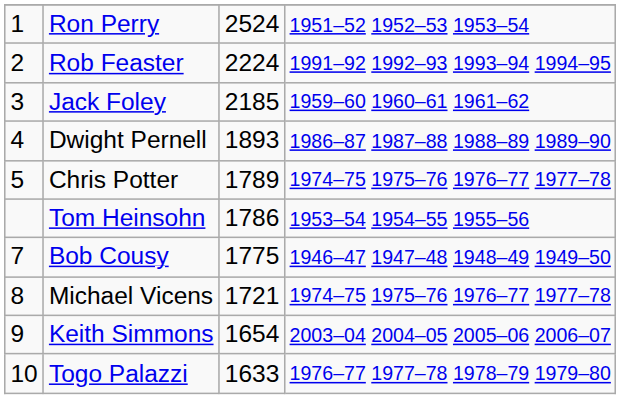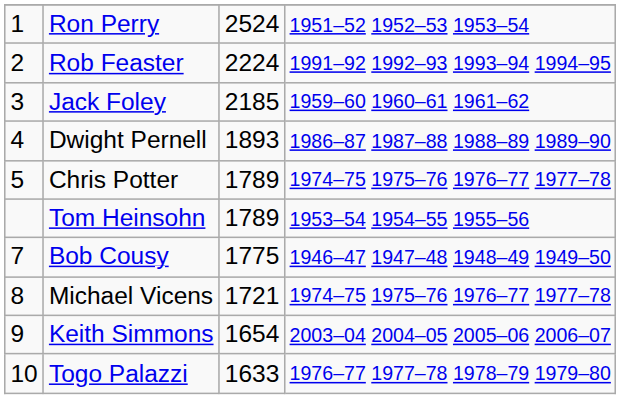(252, 218) 1786 -> (252, 218) 1789
